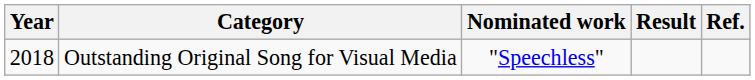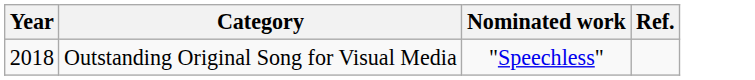- column: (666, 22)
